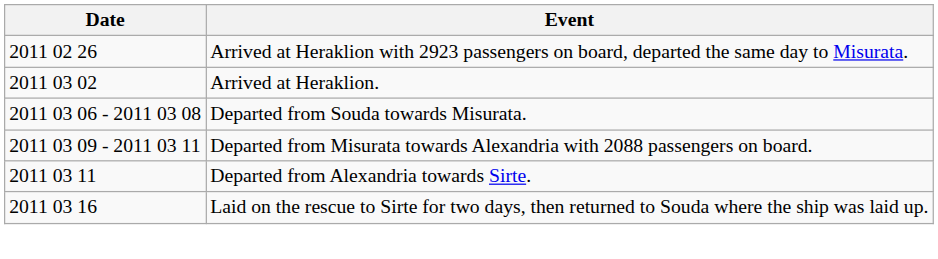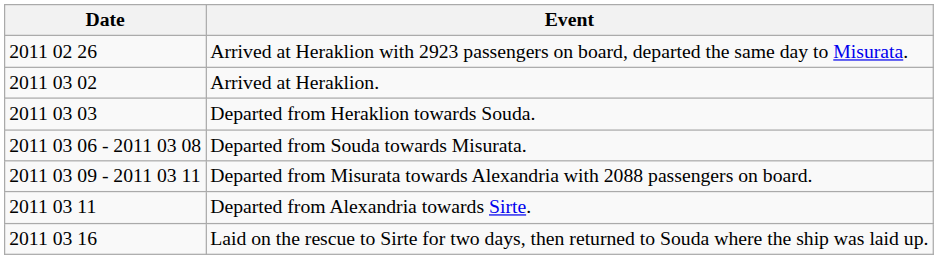+ row: (373, 113)
